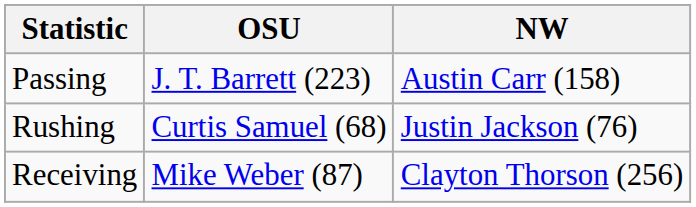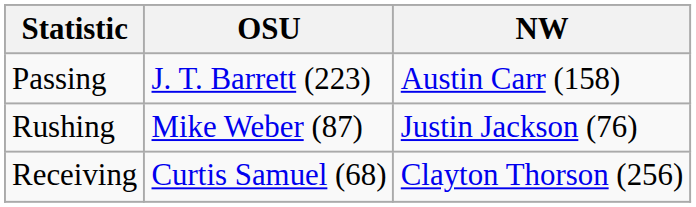(269, 126) Curtis Samuel (68) -> (257, 126) Mike Weber (87)
(257, 175) Mike Weber (87) -> (269, 175) Curtis Samuel (68)
